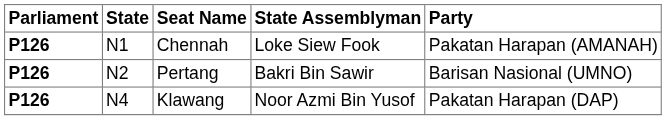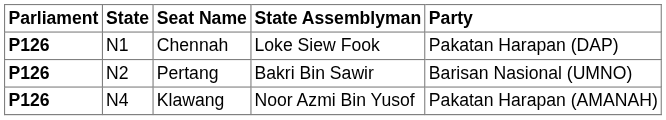(543, 45) Pakatan Harapan (AMANAH) -> (524, 45) Pakatan Harapan (DAP)
(524, 100) Pakatan Harapan (DAP) -> (543, 100) Pakatan Harapan (AMANAH)
